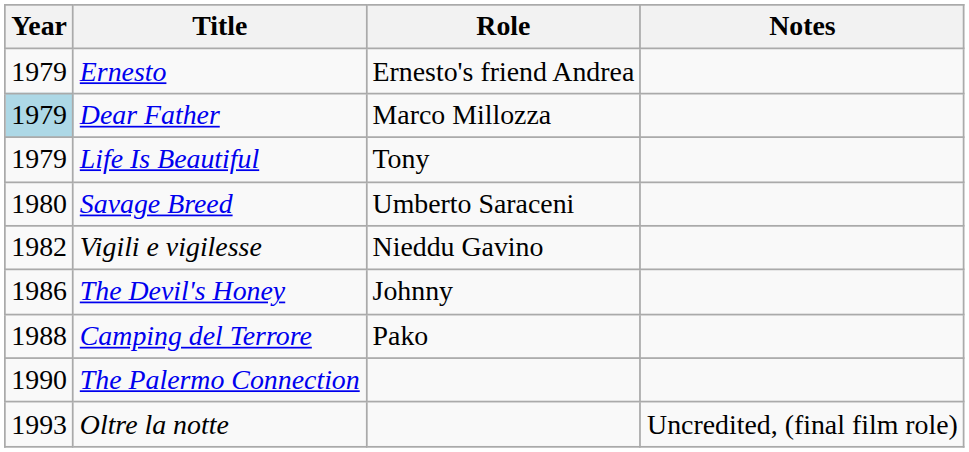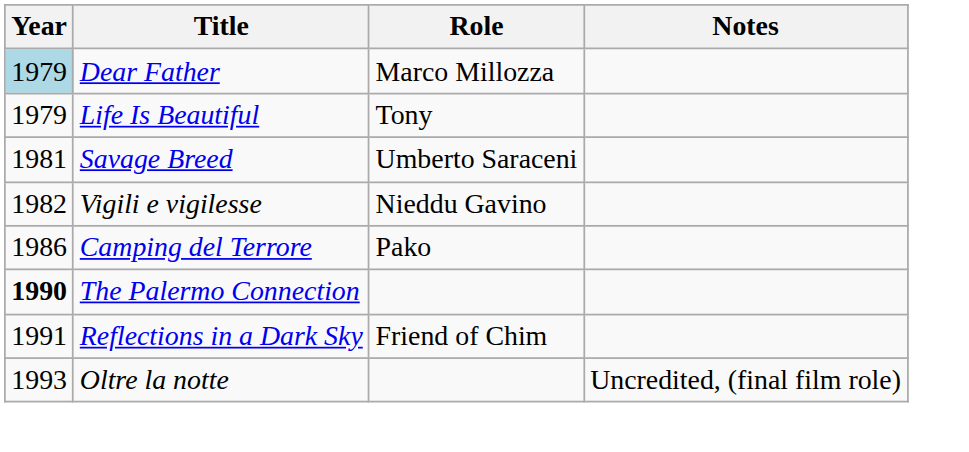- row: (123, 70)
(39, 203) 1980 -> (39, 159) 1981
- row: (183, 291)
(39, 335) 1988 -> (39, 247) 1986
(39, 379) normal -> (39, 291) bold
+ row: (221, 335)
